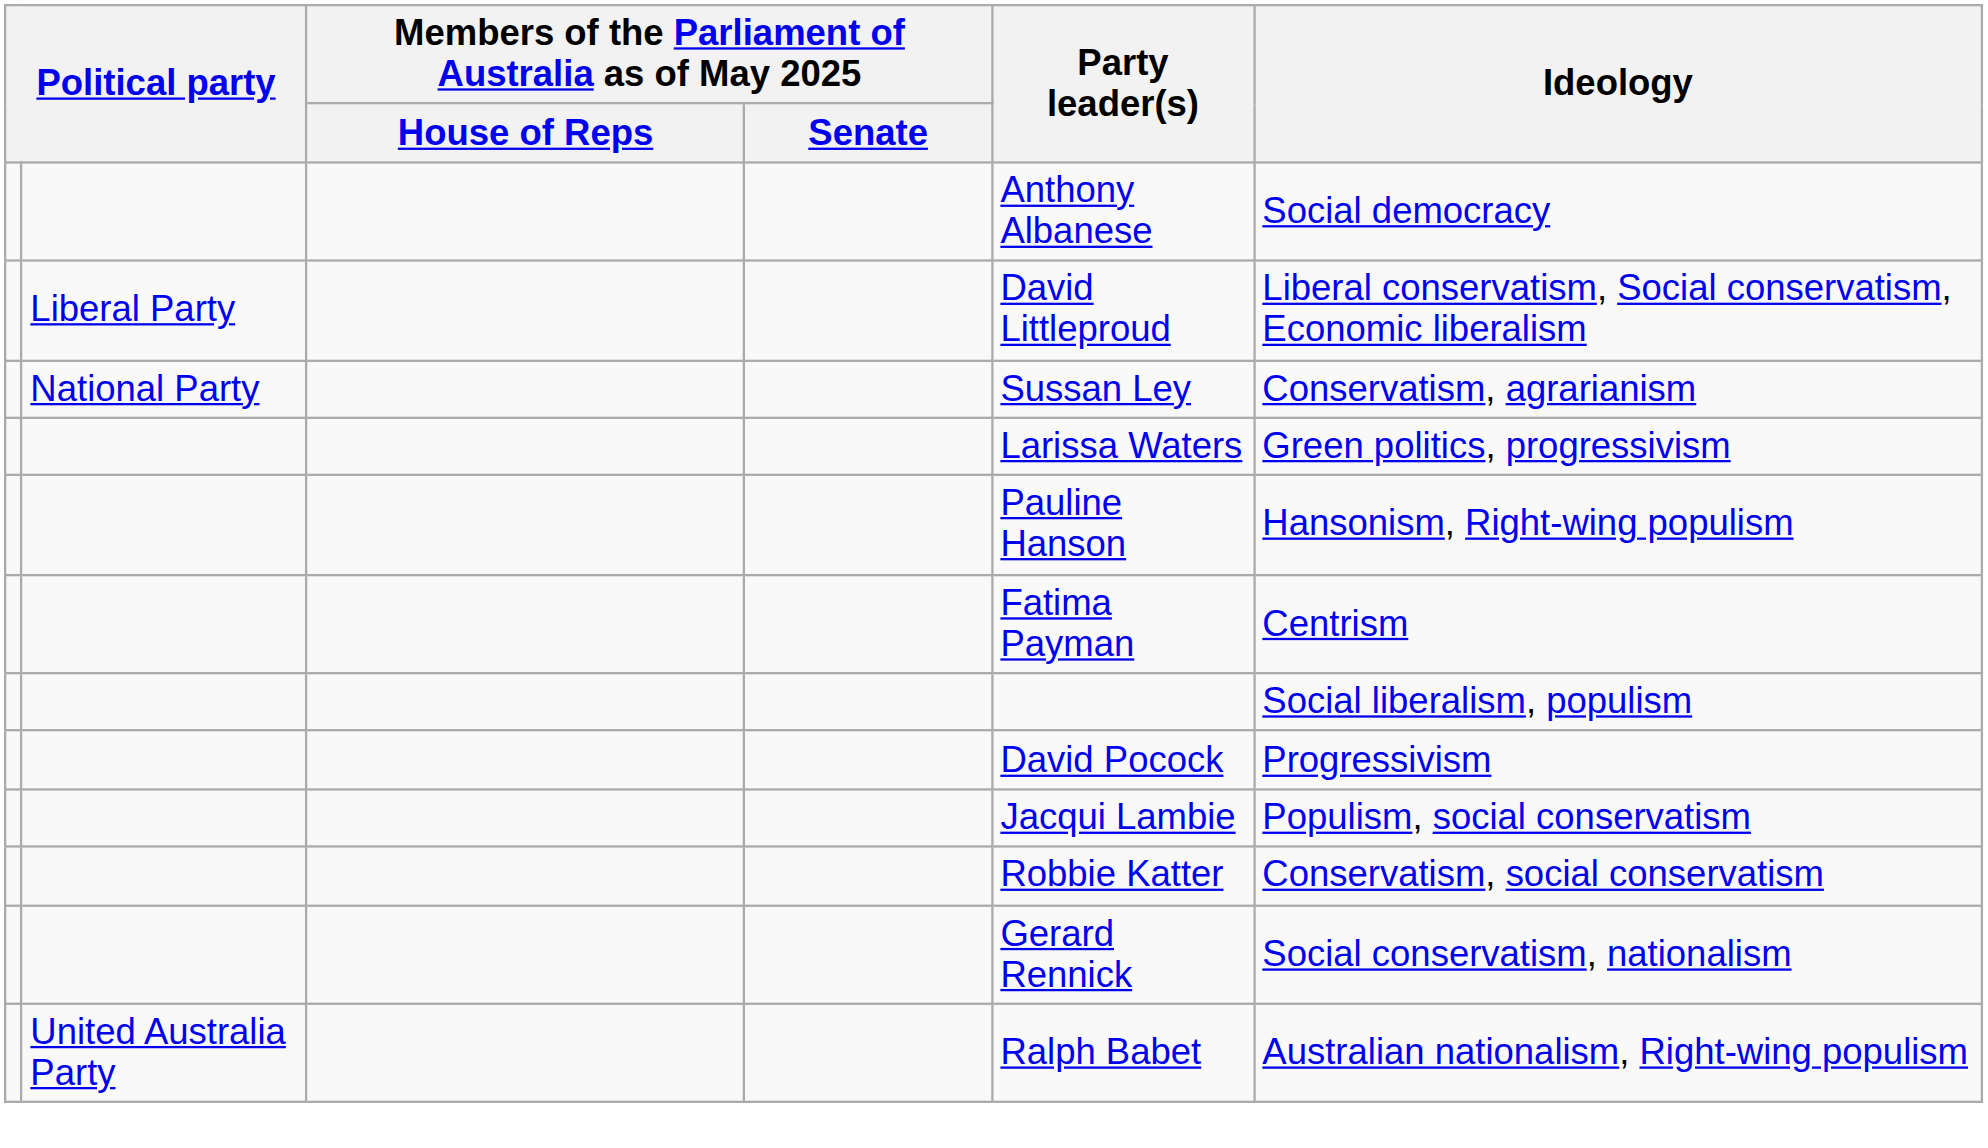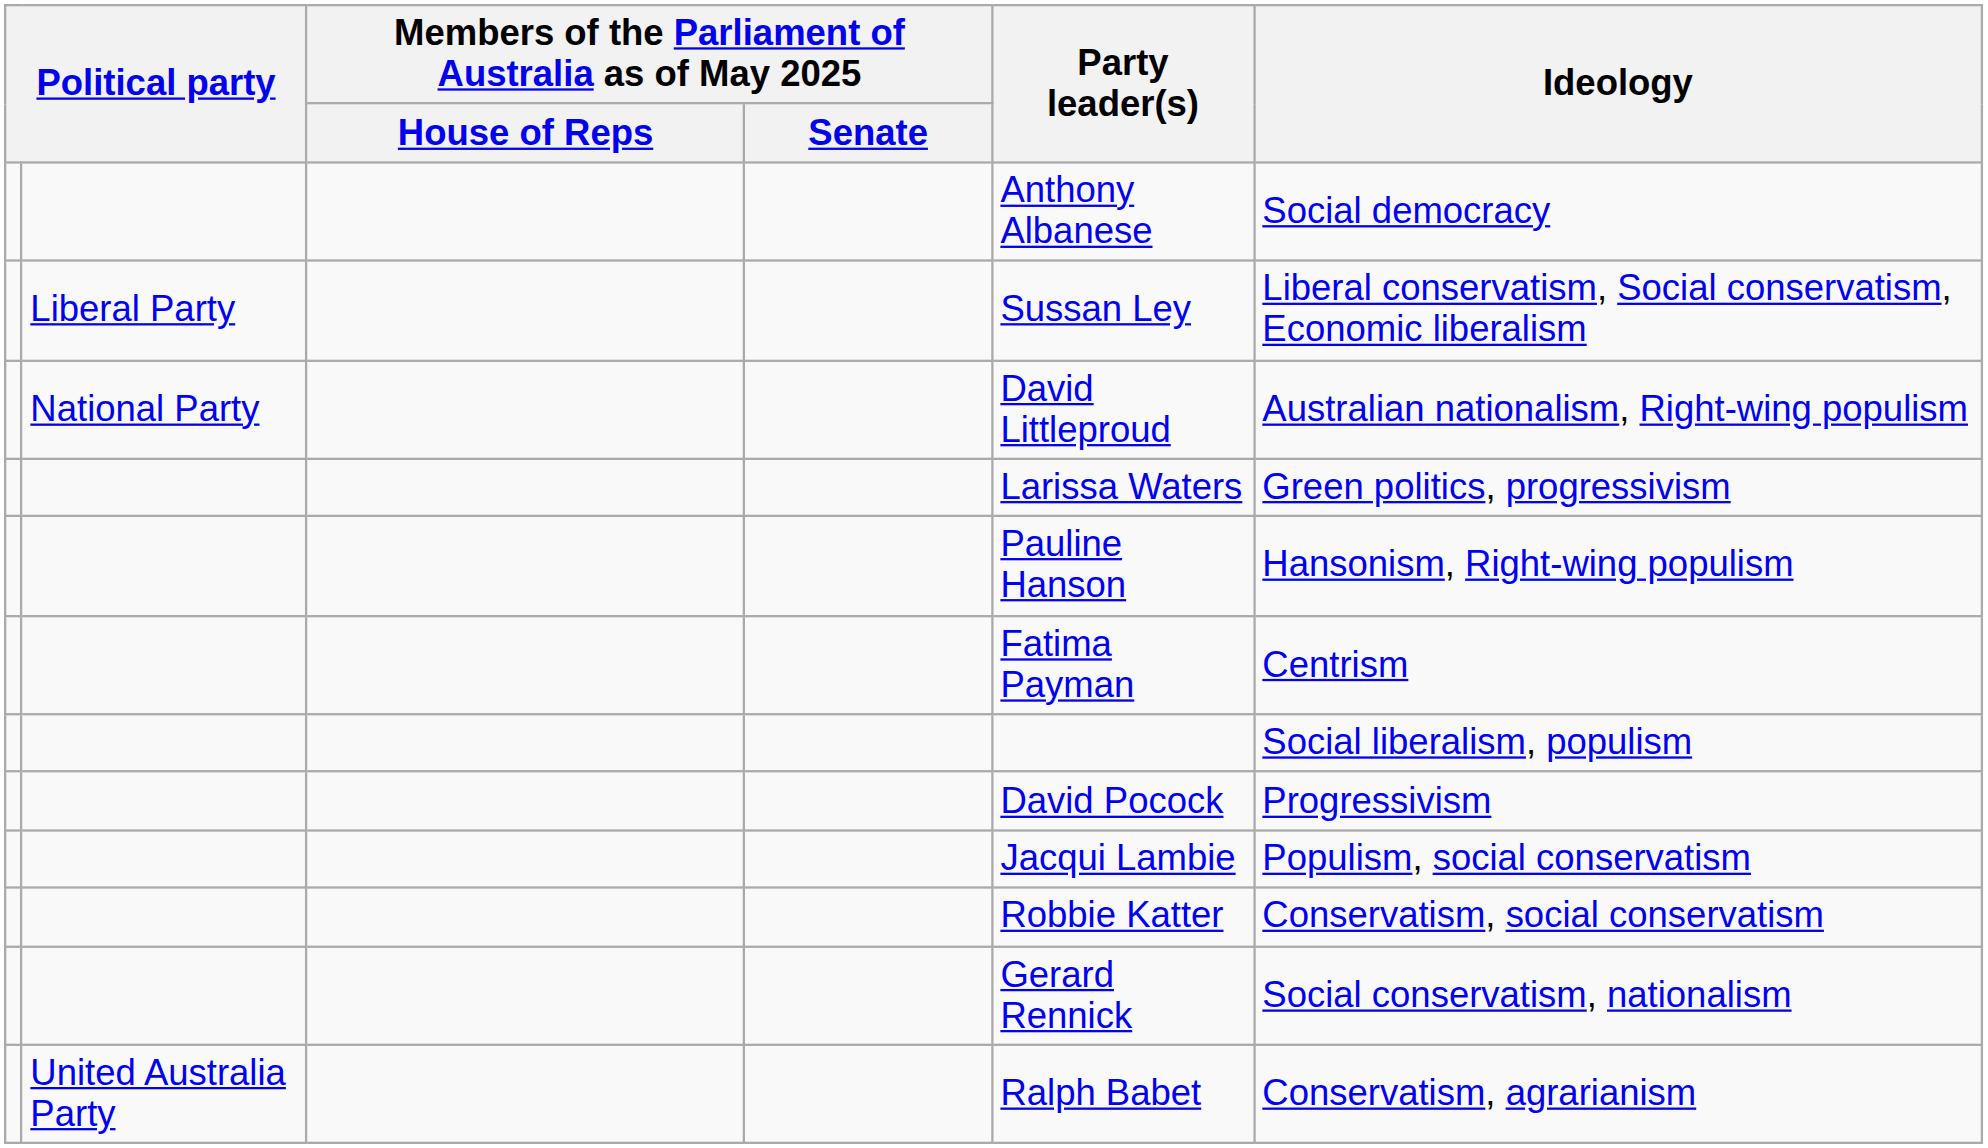(1086, 309) David Littleproud -> (1096, 309) Sussan Ley
(1096, 387) Sussan Ley -> (1086, 408) David Littleproud
(1479, 387) Conservatism, agrarianism -> (1615, 408) Australian nationalism, Right-wing populism
(1615, 1052) Australian nationalism, Right-wing populism -> (1479, 1093) Conservatism, agrarianism
